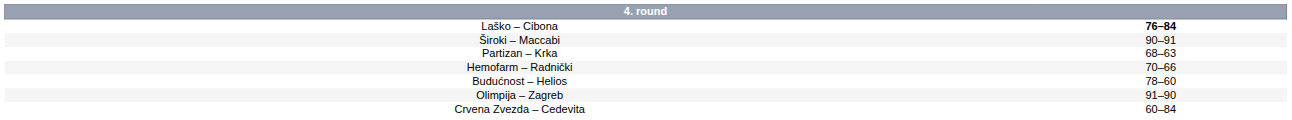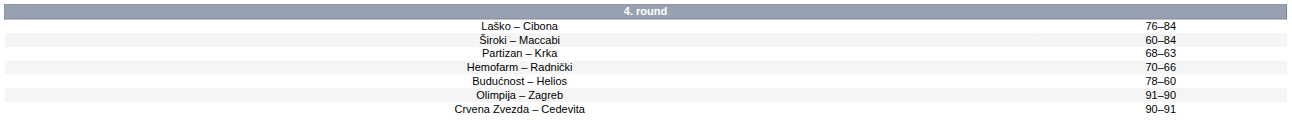(1161, 26) bold -> (1161, 26) normal
(1161, 40) 90–91 -> (1161, 40) 60–84
(1161, 109) 60–84 -> (1161, 109) 90–91
